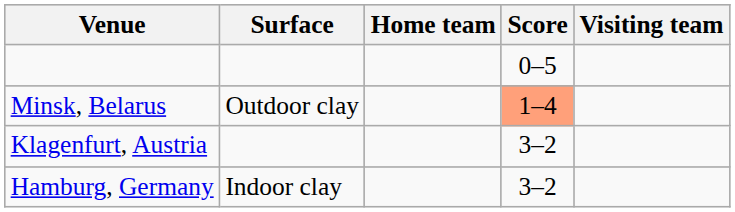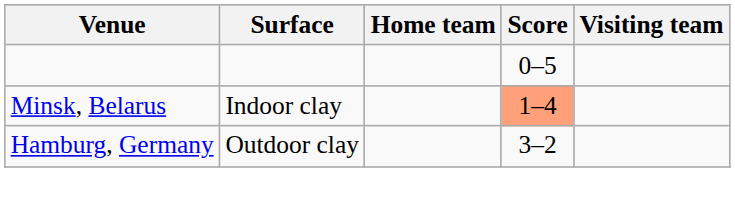(292, 105) Outdoor clay -> (284, 105) Indoor clay
- row: (109, 145)
(284, 186) Indoor clay -> (292, 145) Outdoor clay
